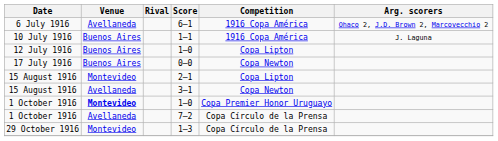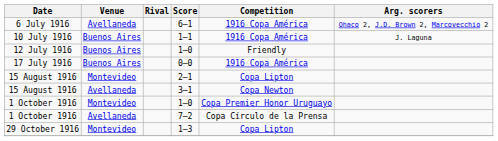(267, 50) Copa Lipton -> (267, 50) Friendly
(267, 63) Copa Newton -> (267, 63) 1916 Copa América
(112, 103) bold -> (112, 103) normal
(267, 129) Copa Círculo de la Prensa -> (267, 129) Copa Lipton
